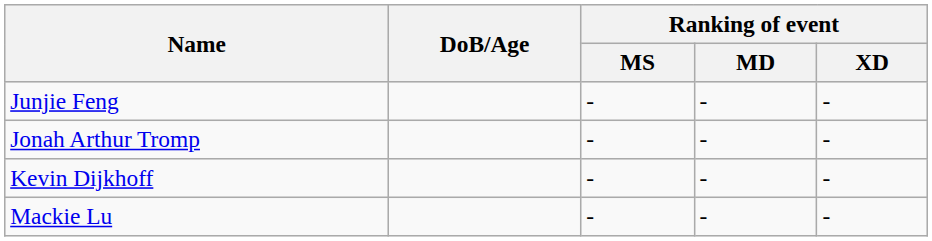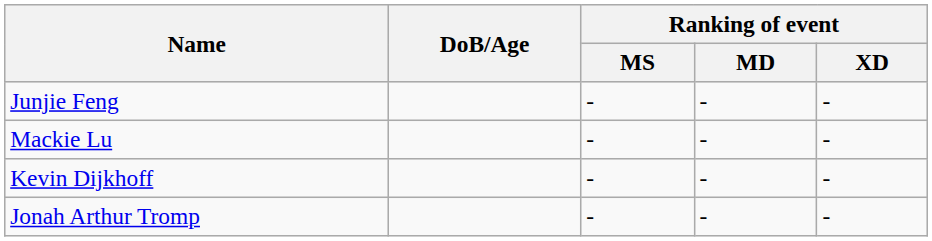rows swapped: (105, 139) <-> (61, 216)
